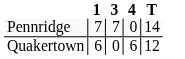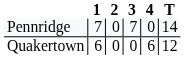+ column: (114, 9)
